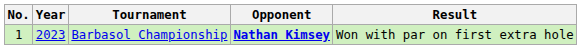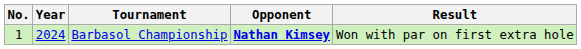(51, 35) 2023 -> (51, 35) 2024
